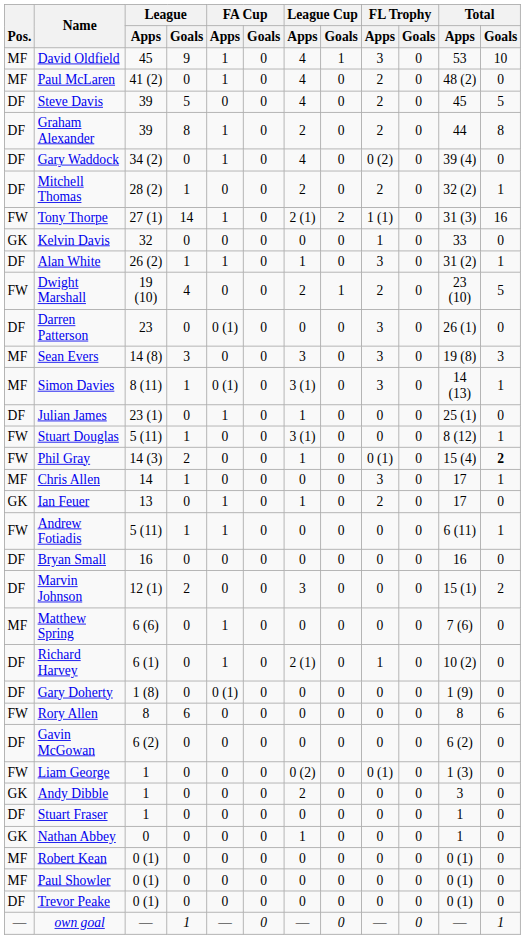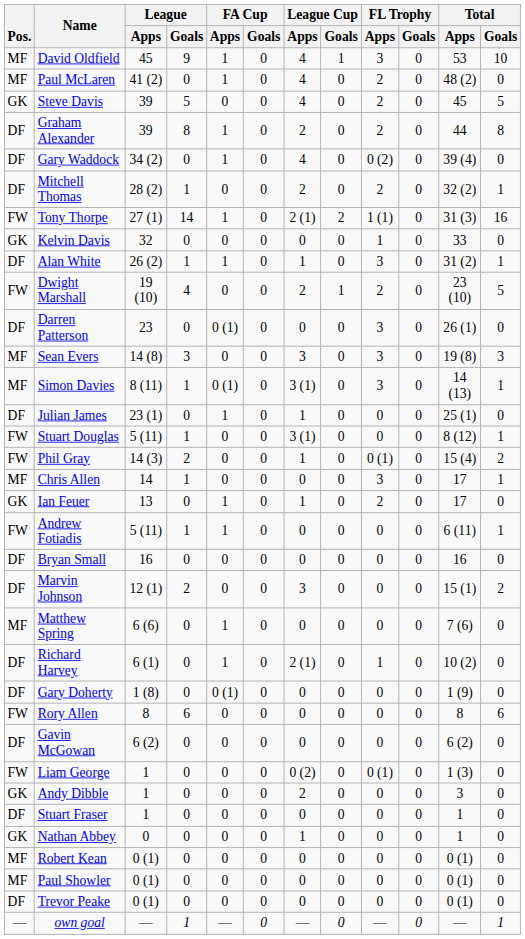(16, 101) DF -> (17, 101) GK
(501, 458) bold -> (501, 458) normal
